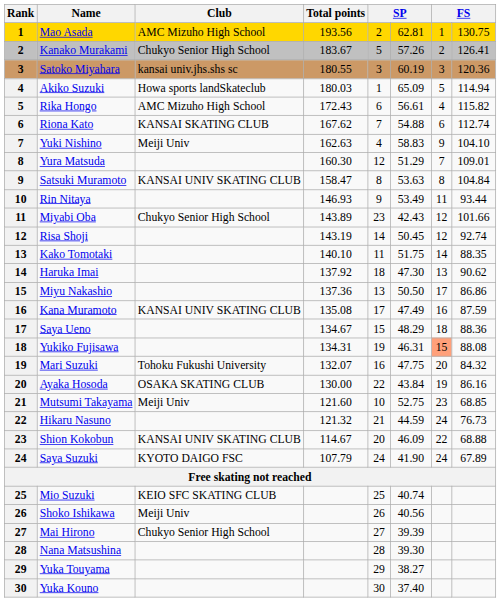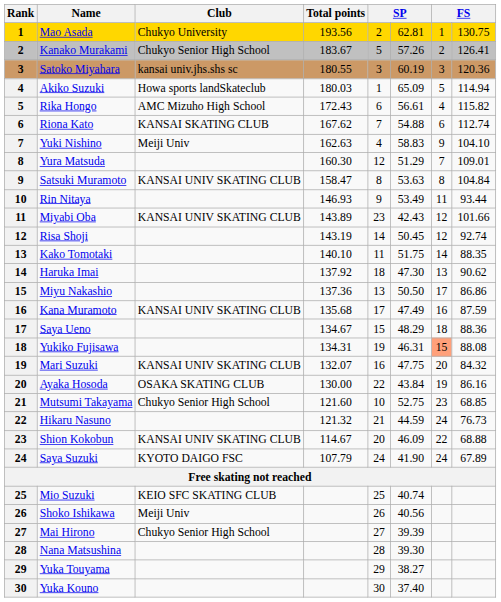(202, 32) AMC Mizuho High School -> (182, 32) Chukyo University
(204, 217) Chukyo Senior High School -> (219, 217) KANSAI UNIV SKATING CLUB
(336, 310) 135.08 -> (336, 310) 135.68
(202, 365) Tohoku Fukushi University -> (219, 365) KANSAI UNIV SKATING CLUB
(164, 402) Meiji Univ -> (204, 402) Chukyo Senior High School
